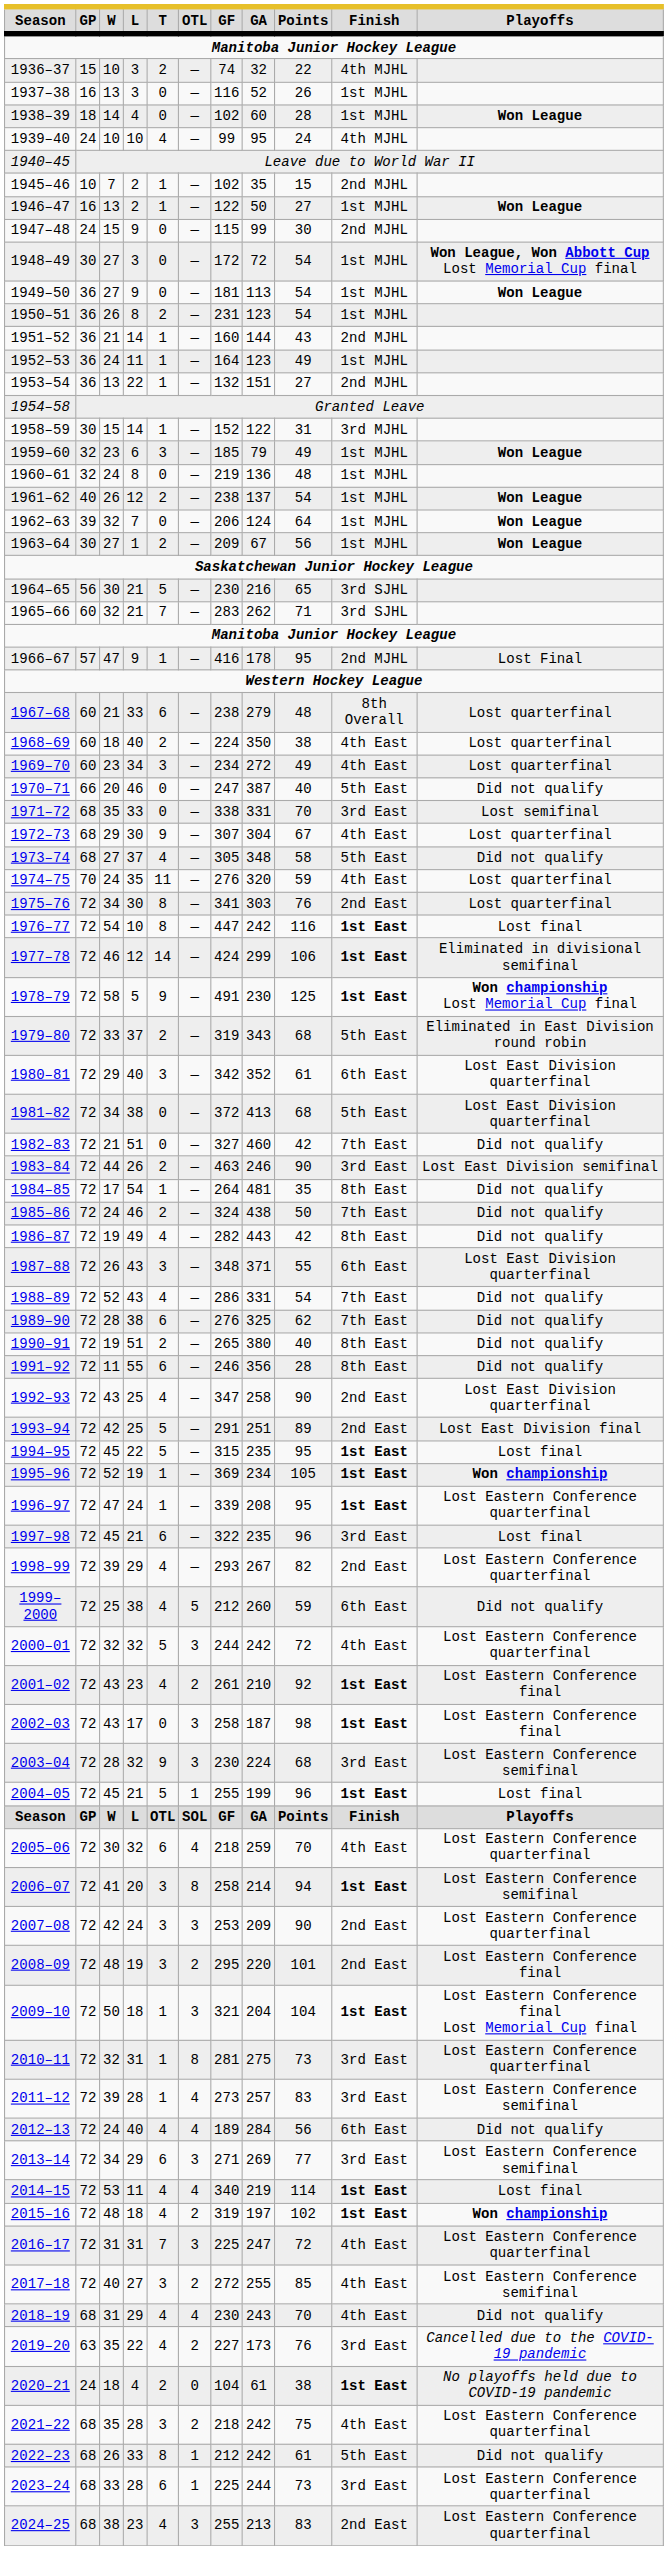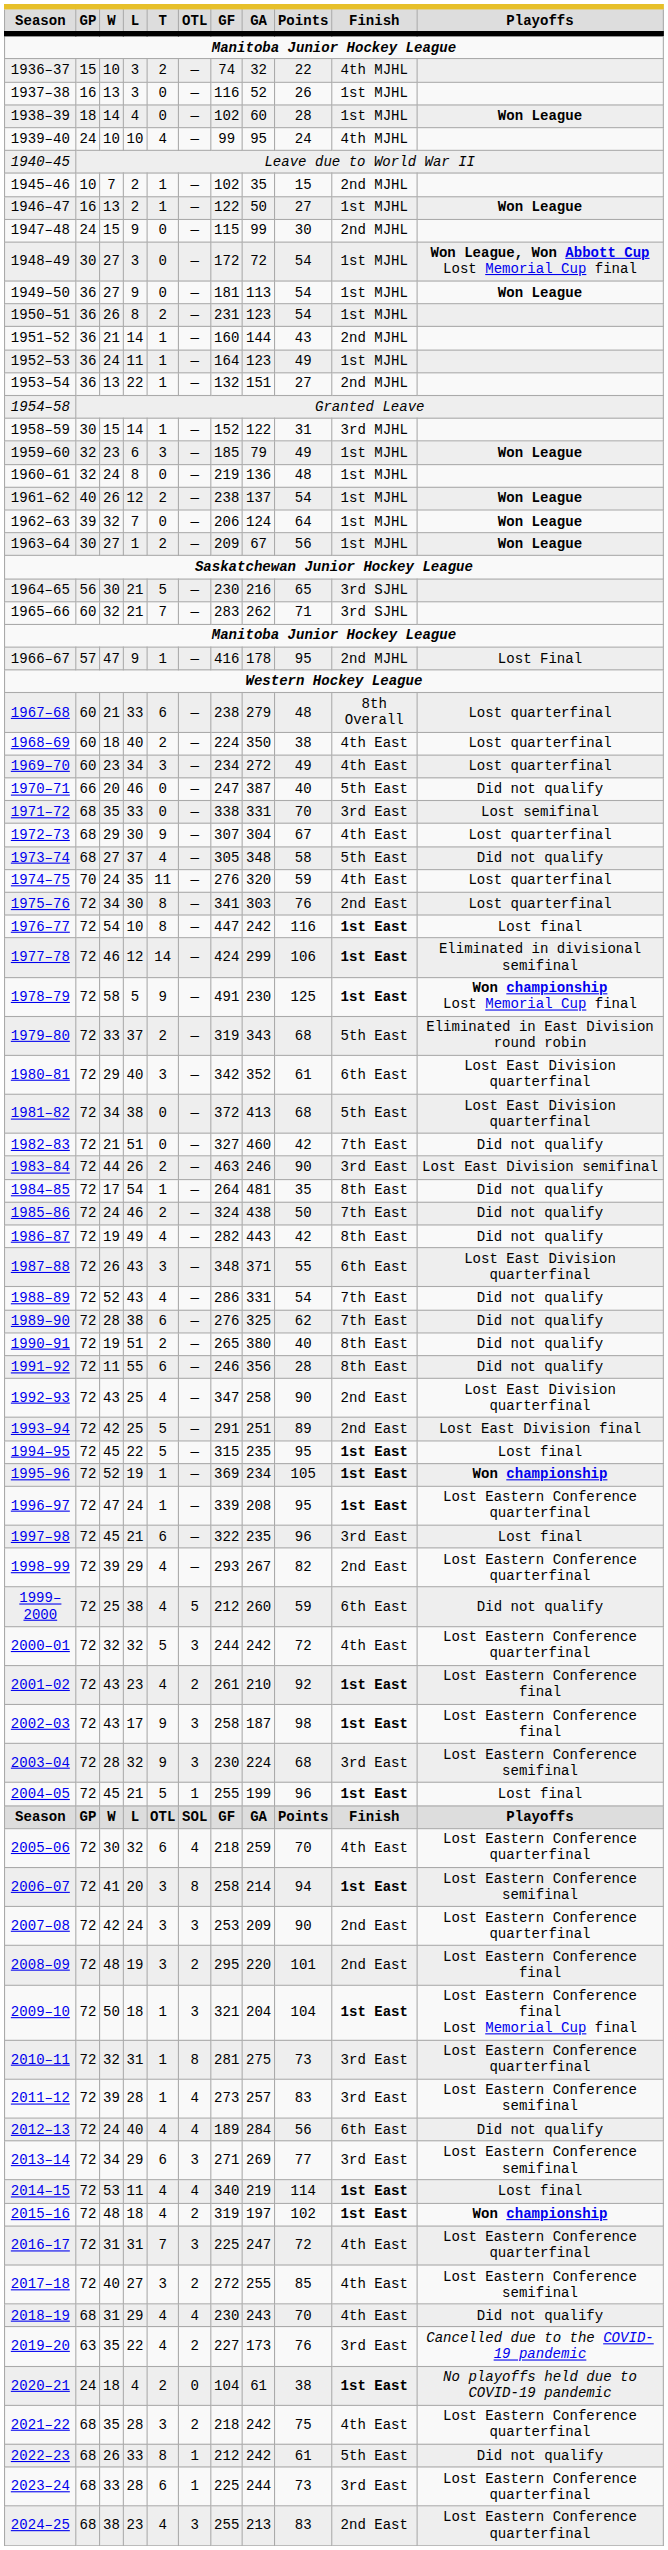(163, 1724) 0 -> (163, 1724) 9
